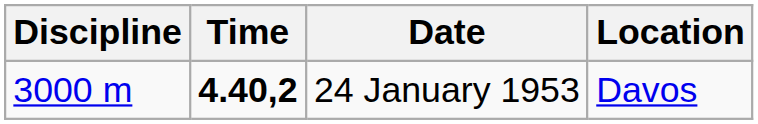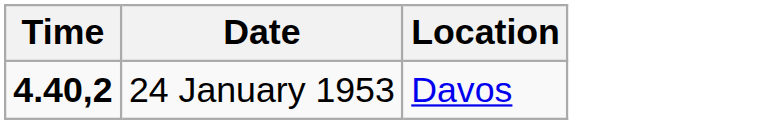- column: (98, 32)
